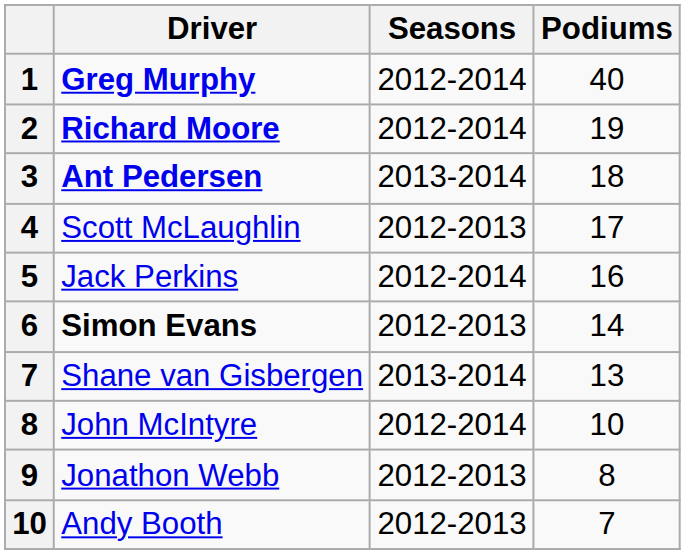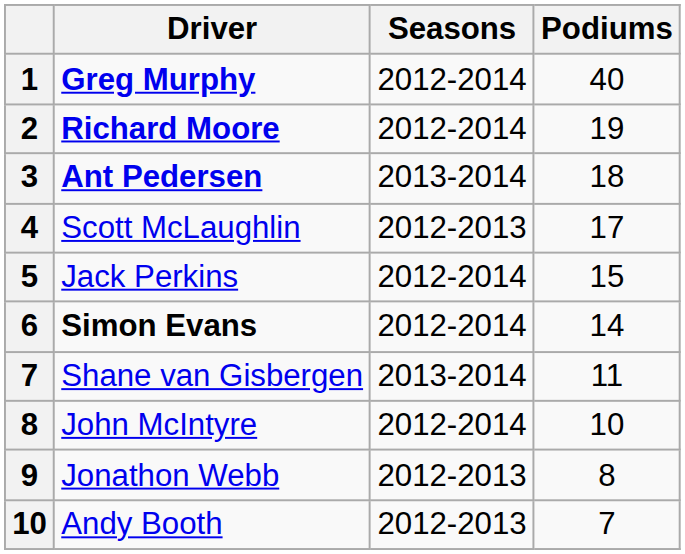(607, 276) 16 -> (607, 276) 15
(452, 326) 2012-2013 -> (452, 326) 2012-2014
(607, 375) 13 -> (607, 375) 11
